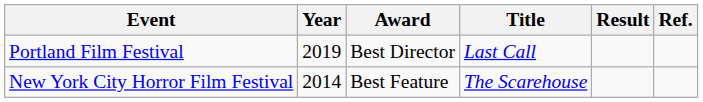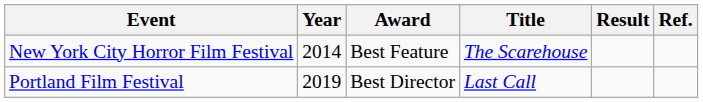rows swapped: (151, 81) <-> (96, 50)
